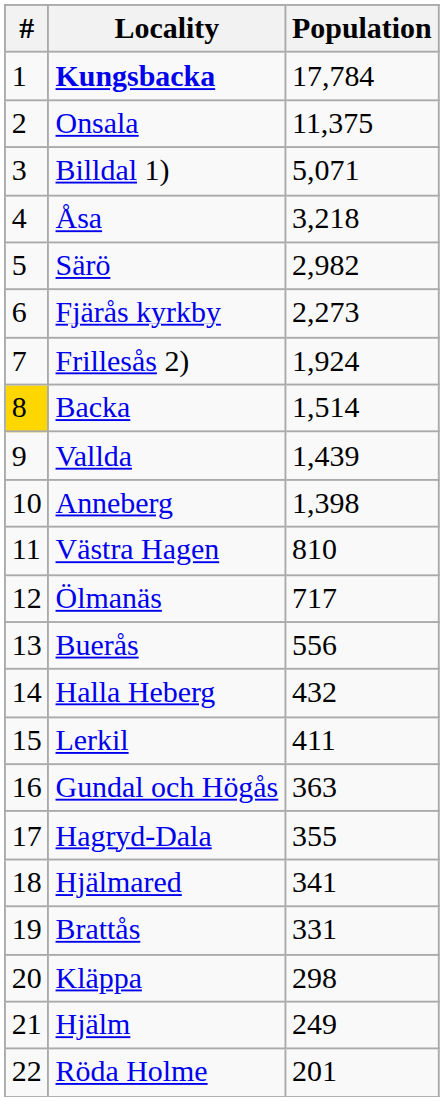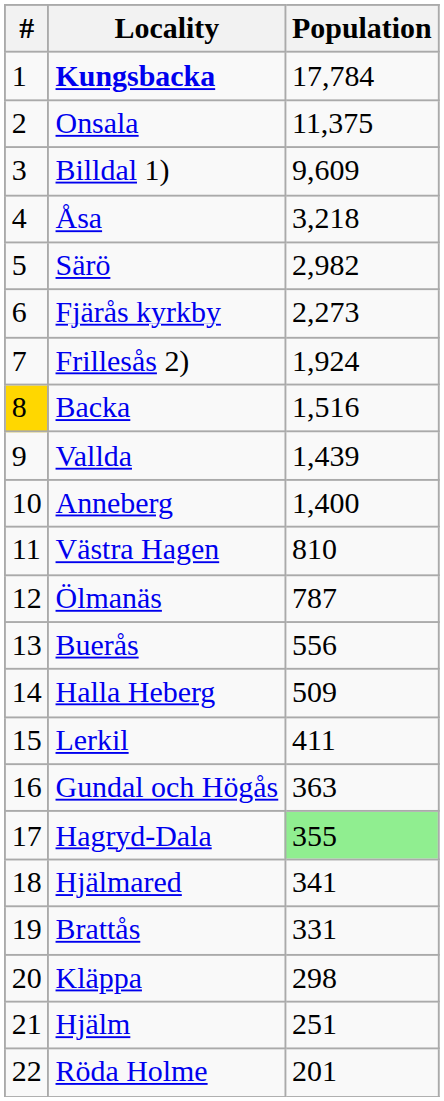(326, 170) 5,071 -> (326, 170) 9,609
(326, 407) 1,514 -> (326, 407) 1,516
(326, 502) 1,398 -> (326, 502) 1,400
(314, 597) 717 -> (314, 597) 787
(314, 692) 432 -> (314, 692) 509
(314, 834) no background -> (314, 834) lightgreen background
(314, 1024) 249 -> (314, 1024) 251
